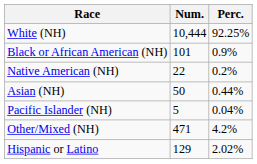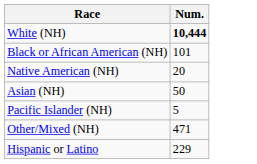- column: (231, 14)
(190, 33) normal -> (190, 33) bold
(179, 71) 22 -> (179, 71) 20
(182, 149) 129 -> (182, 149) 229
